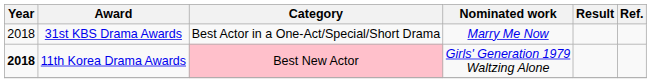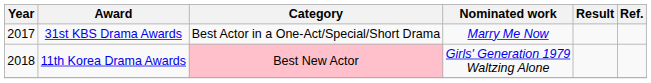(21, 34) 2018 -> (21, 34) 2017
(21, 61) bold -> (21, 61) normal
